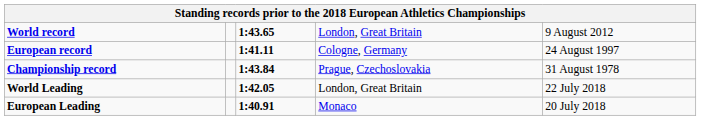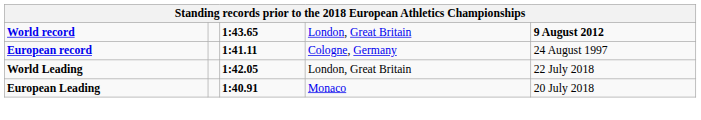(579, 32) normal -> (569, 32) bold
- row: (62, 69)
